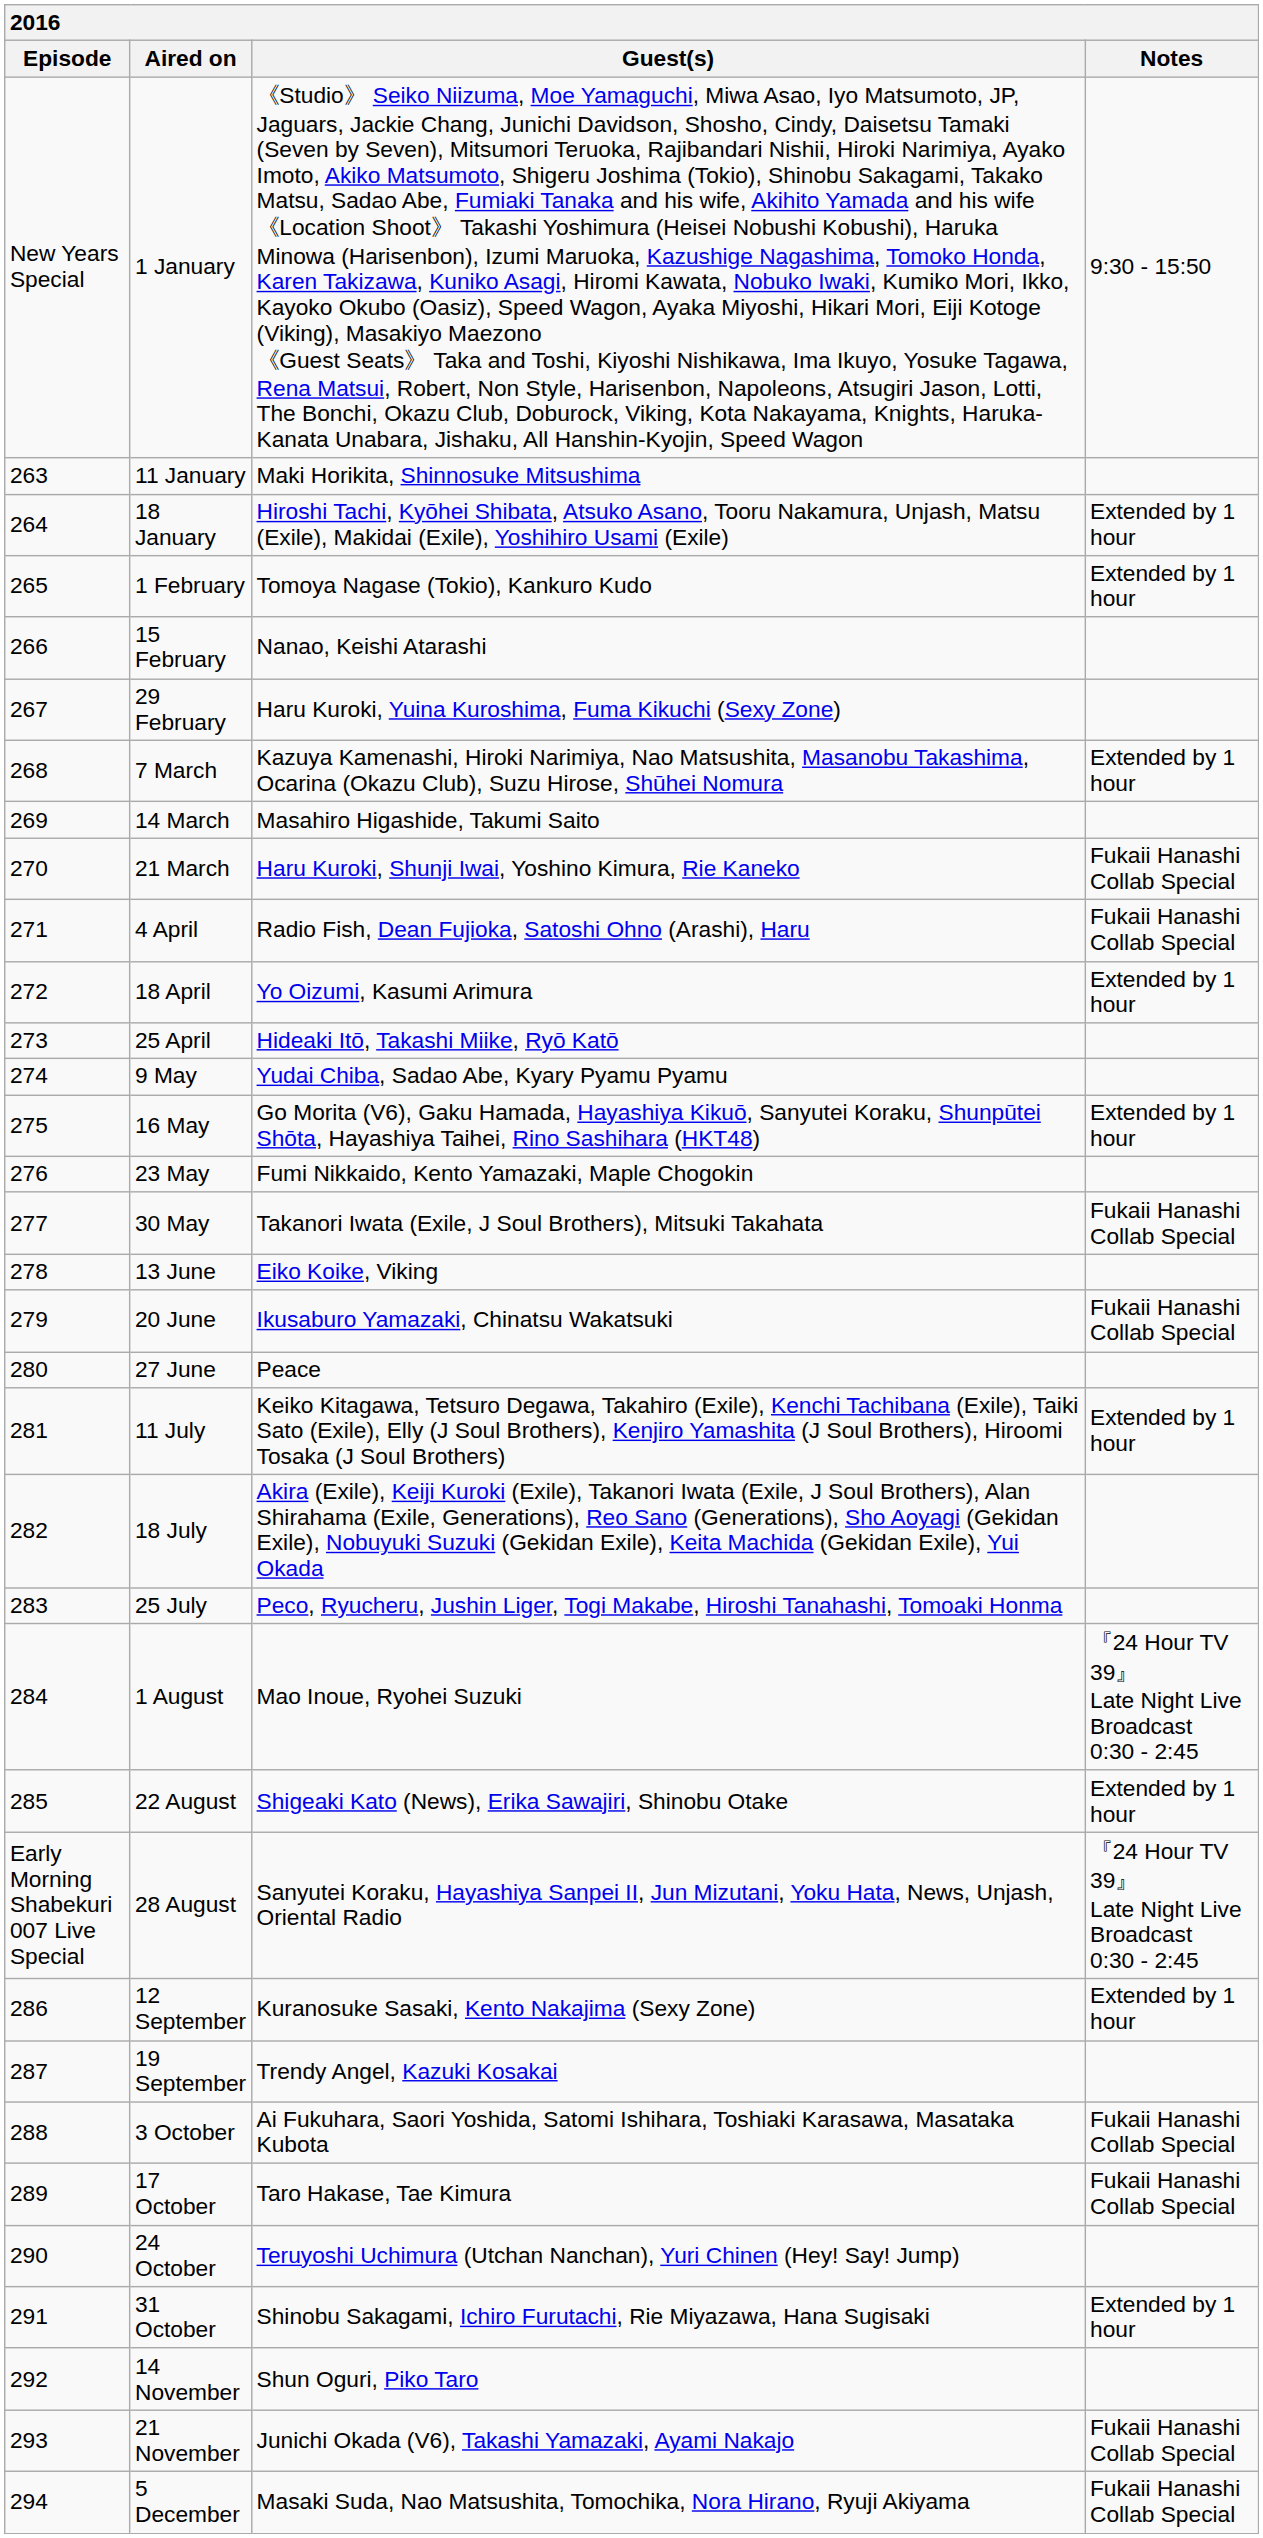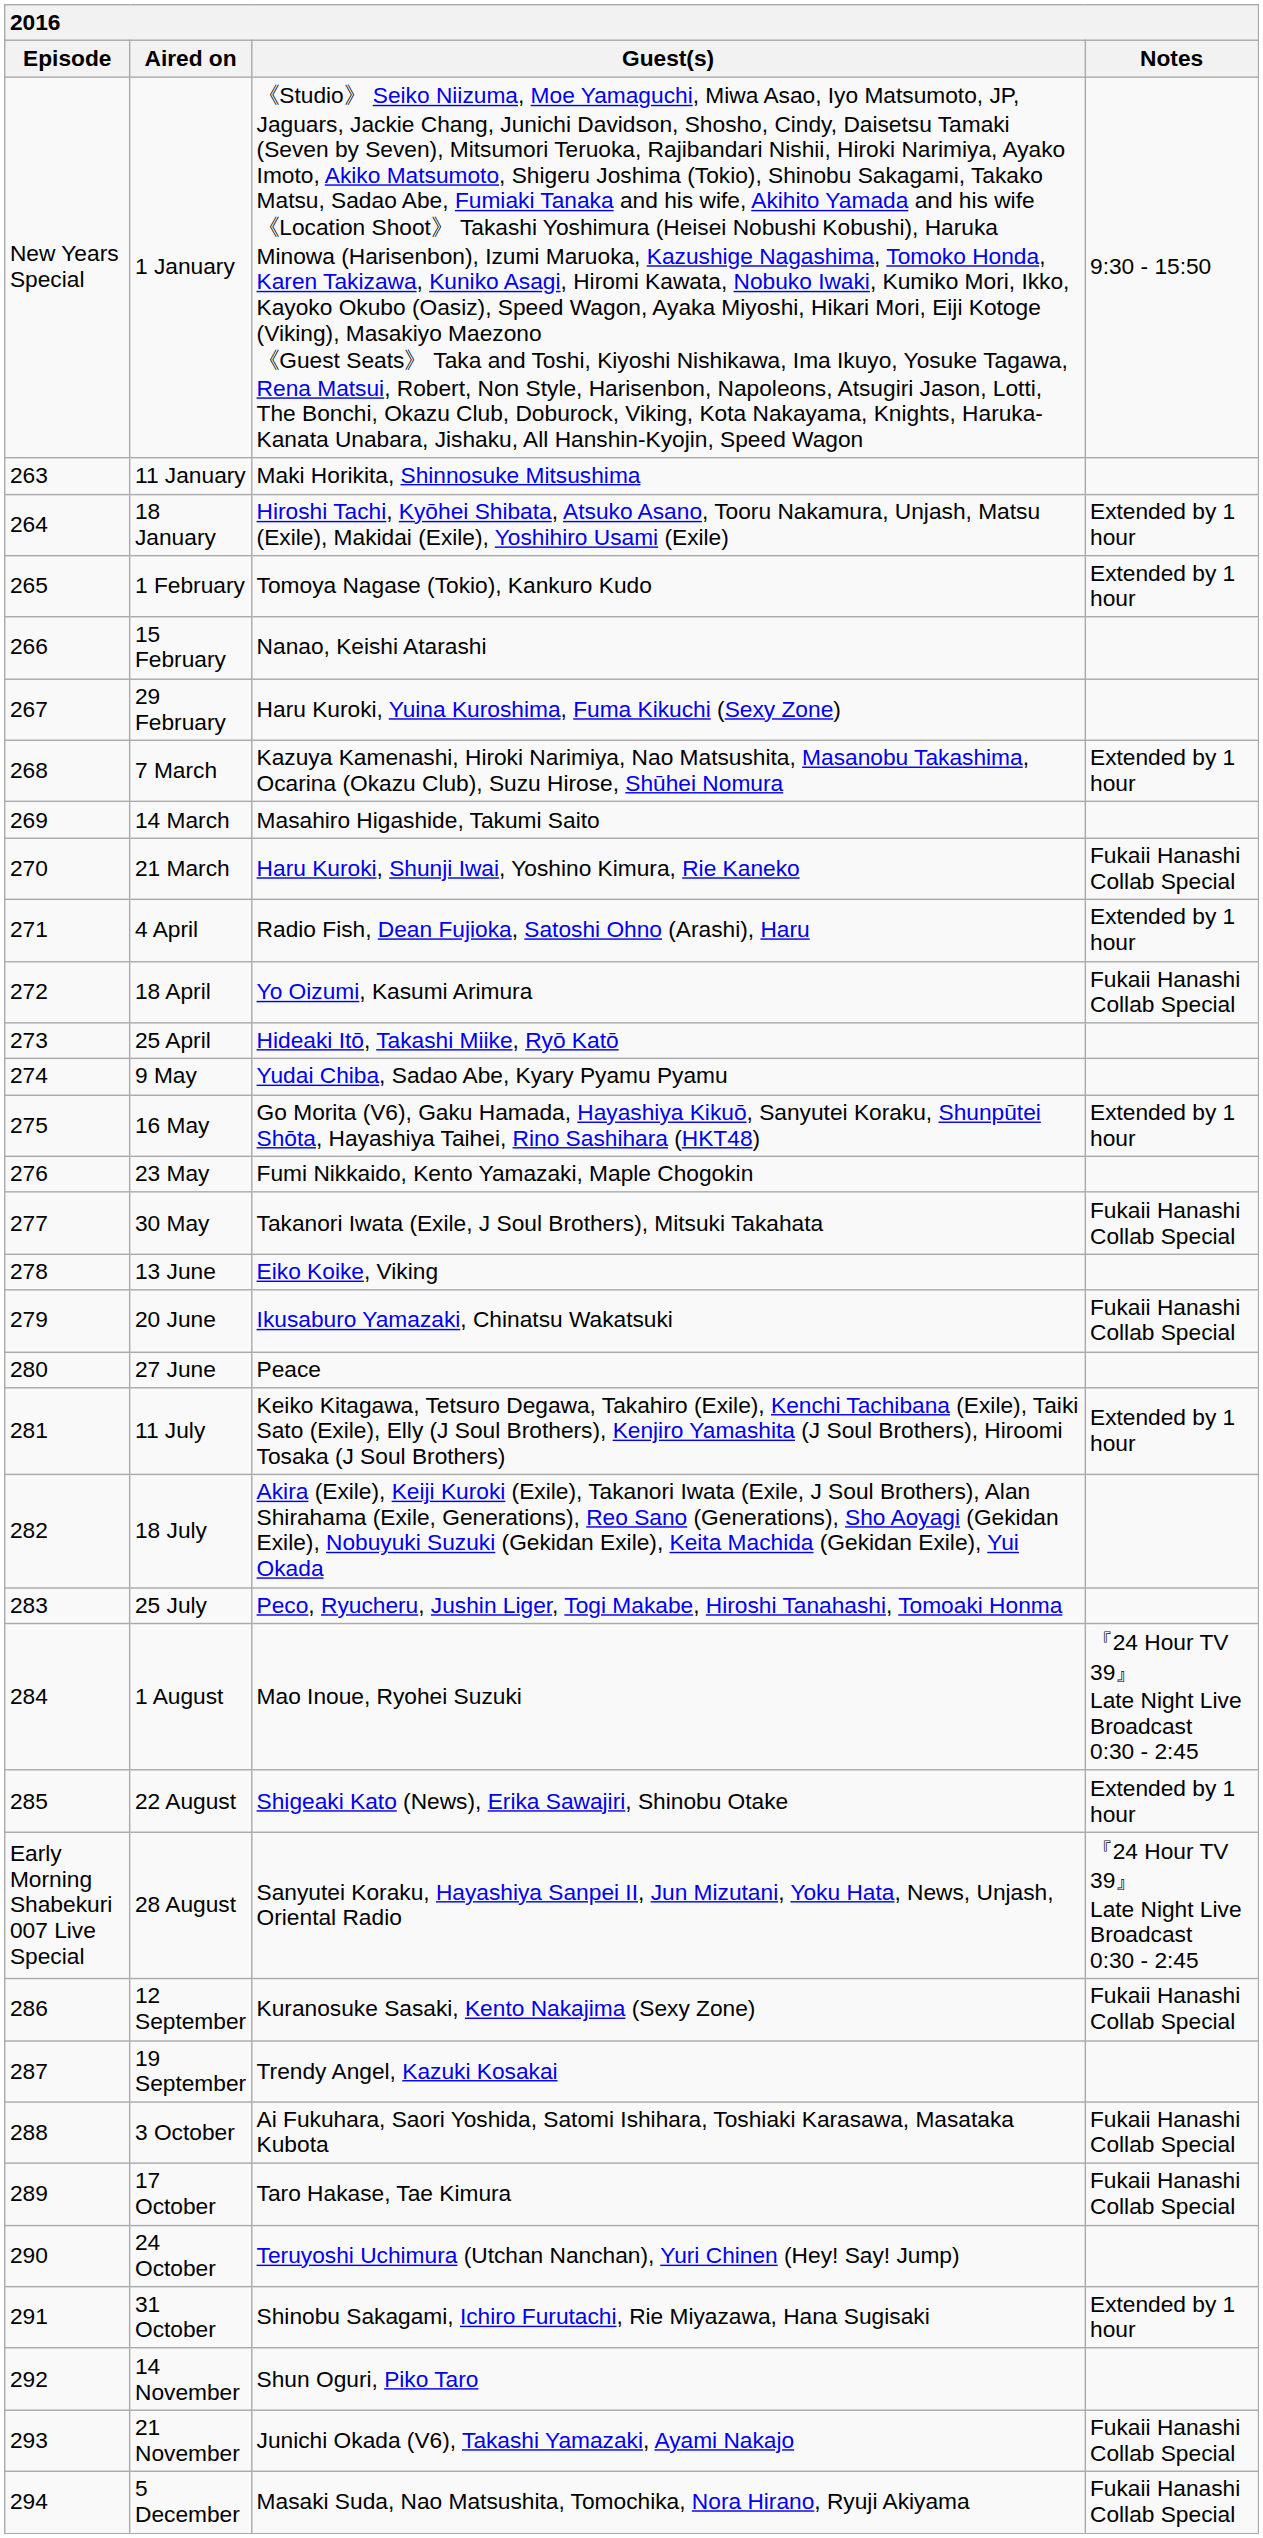(1165, 930) Fukaii Hanashi Collab Special -> (1163, 930) Extended by 1 hour
(1163, 991) Extended by 1 hour -> (1165, 991) Fukaii Hanashi Collab Special
(1163, 2009) Extended by 1 hour -> (1165, 2009) Fukaii Hanashi Collab Special
